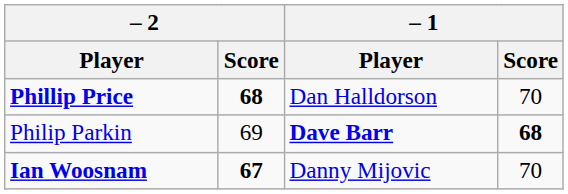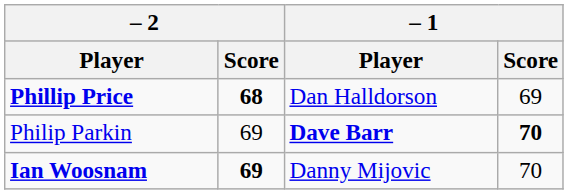(531, 96) 70 -> (531, 96) 69
(531, 133) 68 -> (531, 133) 70
(251, 170) 67 -> (251, 170) 69
